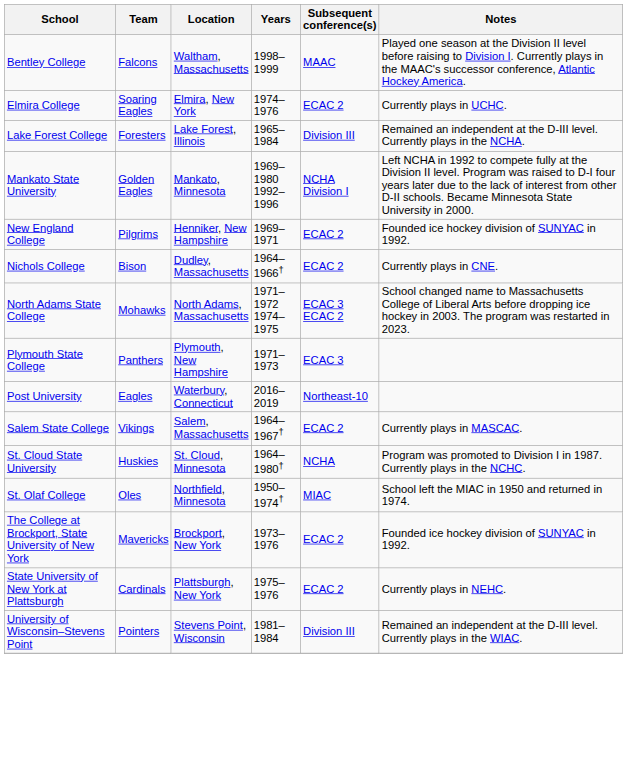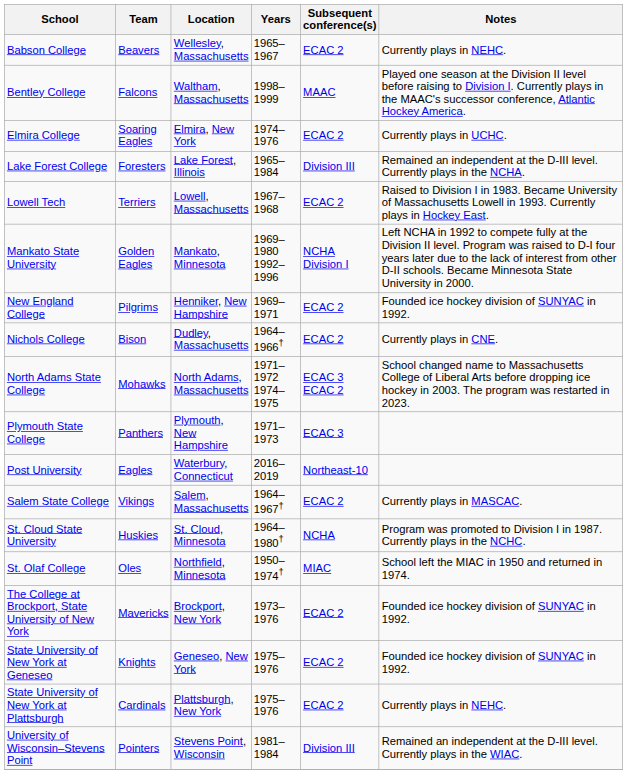+ row: (46, 50)
+ row: (36, 202)
+ row: (52, 662)
